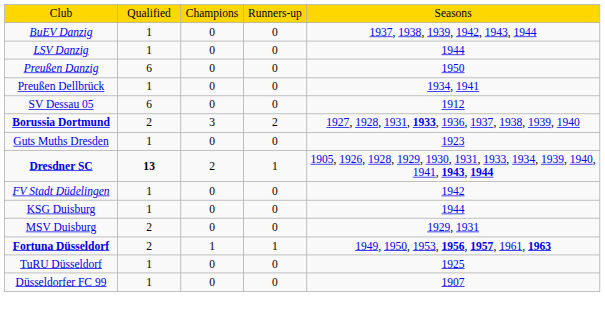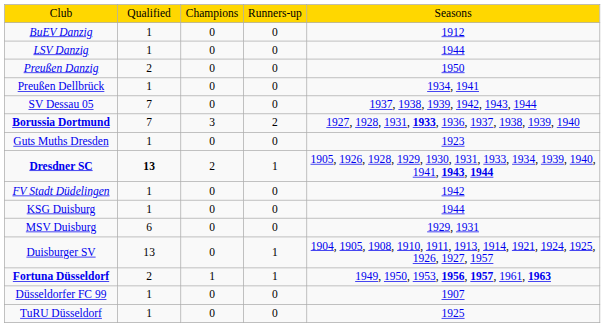(453, 31) 1937, 1938, 1939, 1942, 1943, 1944 -> (453, 31) 1912
(149, 68) 6 -> (149, 68) 2
(149, 104) 6 -> (149, 104) 7
(453, 104) 1912 -> (453, 104) 1937, 1938, 1939, 1942, 1943, 1944
(149, 123) 2 -> (149, 123) 7
(149, 227) 2 -> (149, 227) 6
+ row: (61, 252)
rows swapped: (61, 282) <-> (61, 264)
